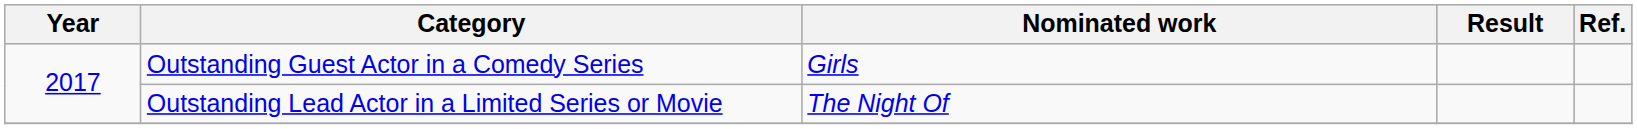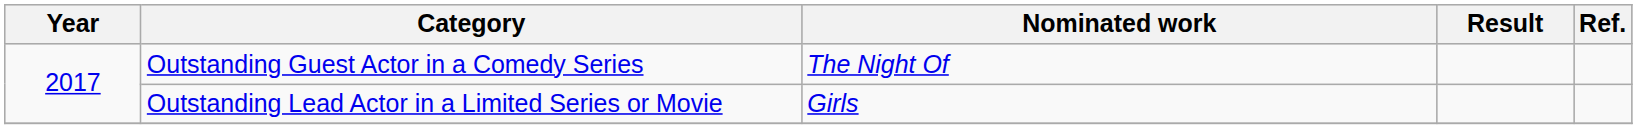(833, 63) Girls -> (878, 63) The Night Of
(878, 103) The Night Of -> (833, 103) Girls
